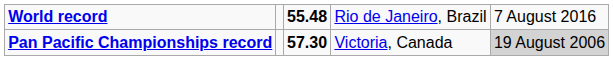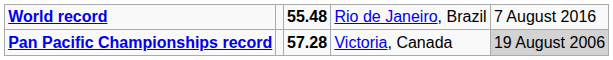(307, 42) 57.30 -> (307, 42) 57.28
